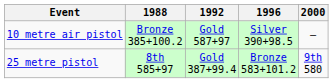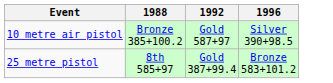- column: (313, 13)
